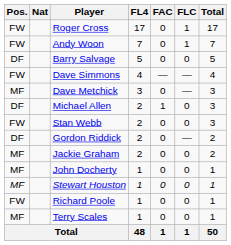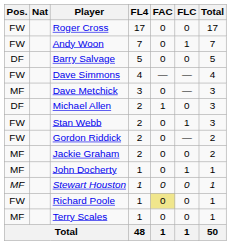(187, 28) 1 -> (187, 28) 0
(187, 122) 0 -> (187, 122) 1
(17, 138) DF -> (17, 138) FW
(187, 169) 0 -> (187, 169) 1
(163, 201) no background -> (163, 201) khaki background
